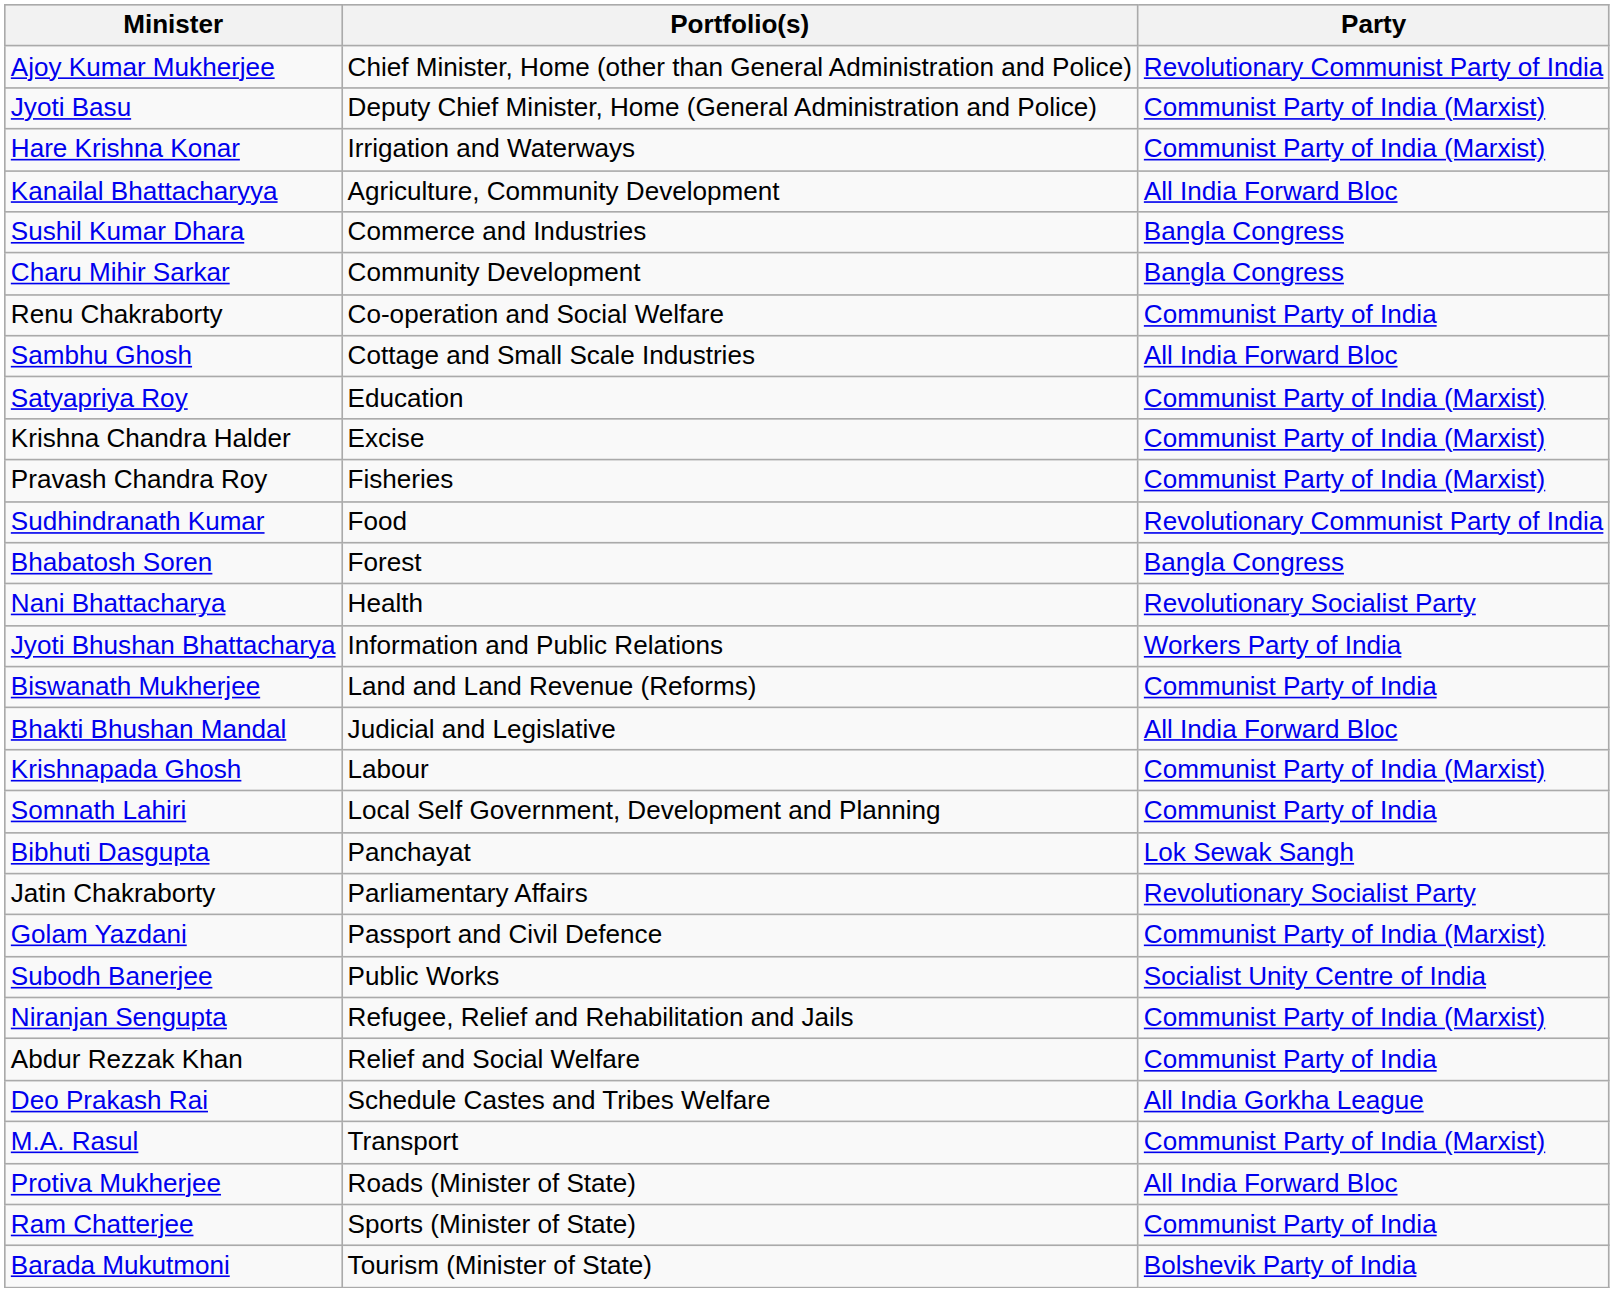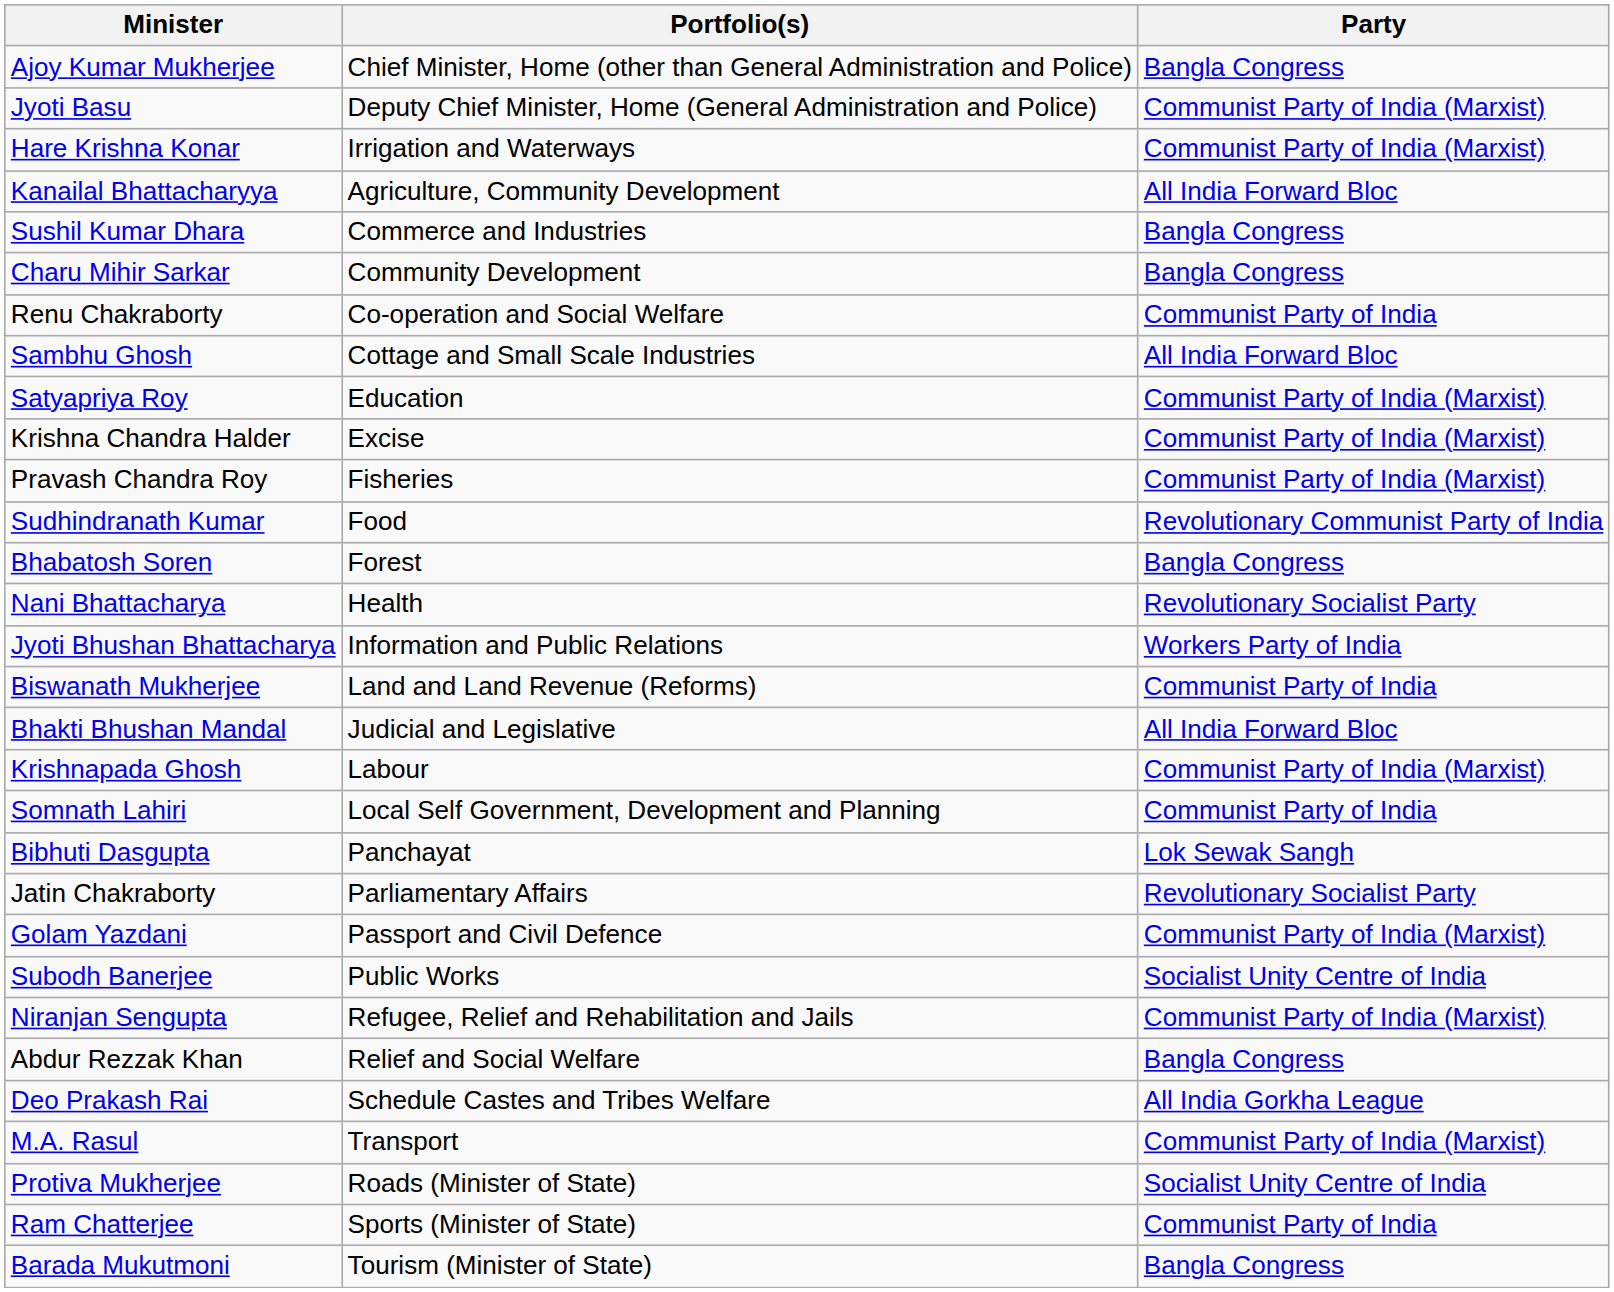(1374, 66) Revolutionary Communist Party of India -> (1244, 66) Bangla Congress
(1290, 1059) Communist Party of India -> (1244, 1059) Bangla Congress
(1271, 1183) All India Forward Bloc -> (1315, 1183) Socialist Unity Centre of India
(1280, 1266) Bolshevik Party of India -> (1244, 1266) Bangla Congress
